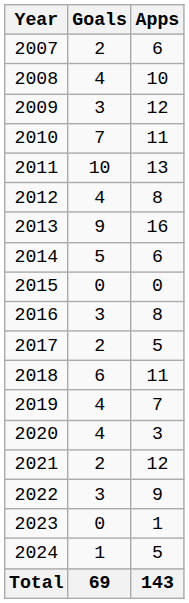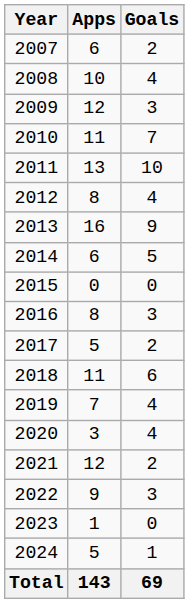columns swapped: (157, 20) <-> (100, 20)
